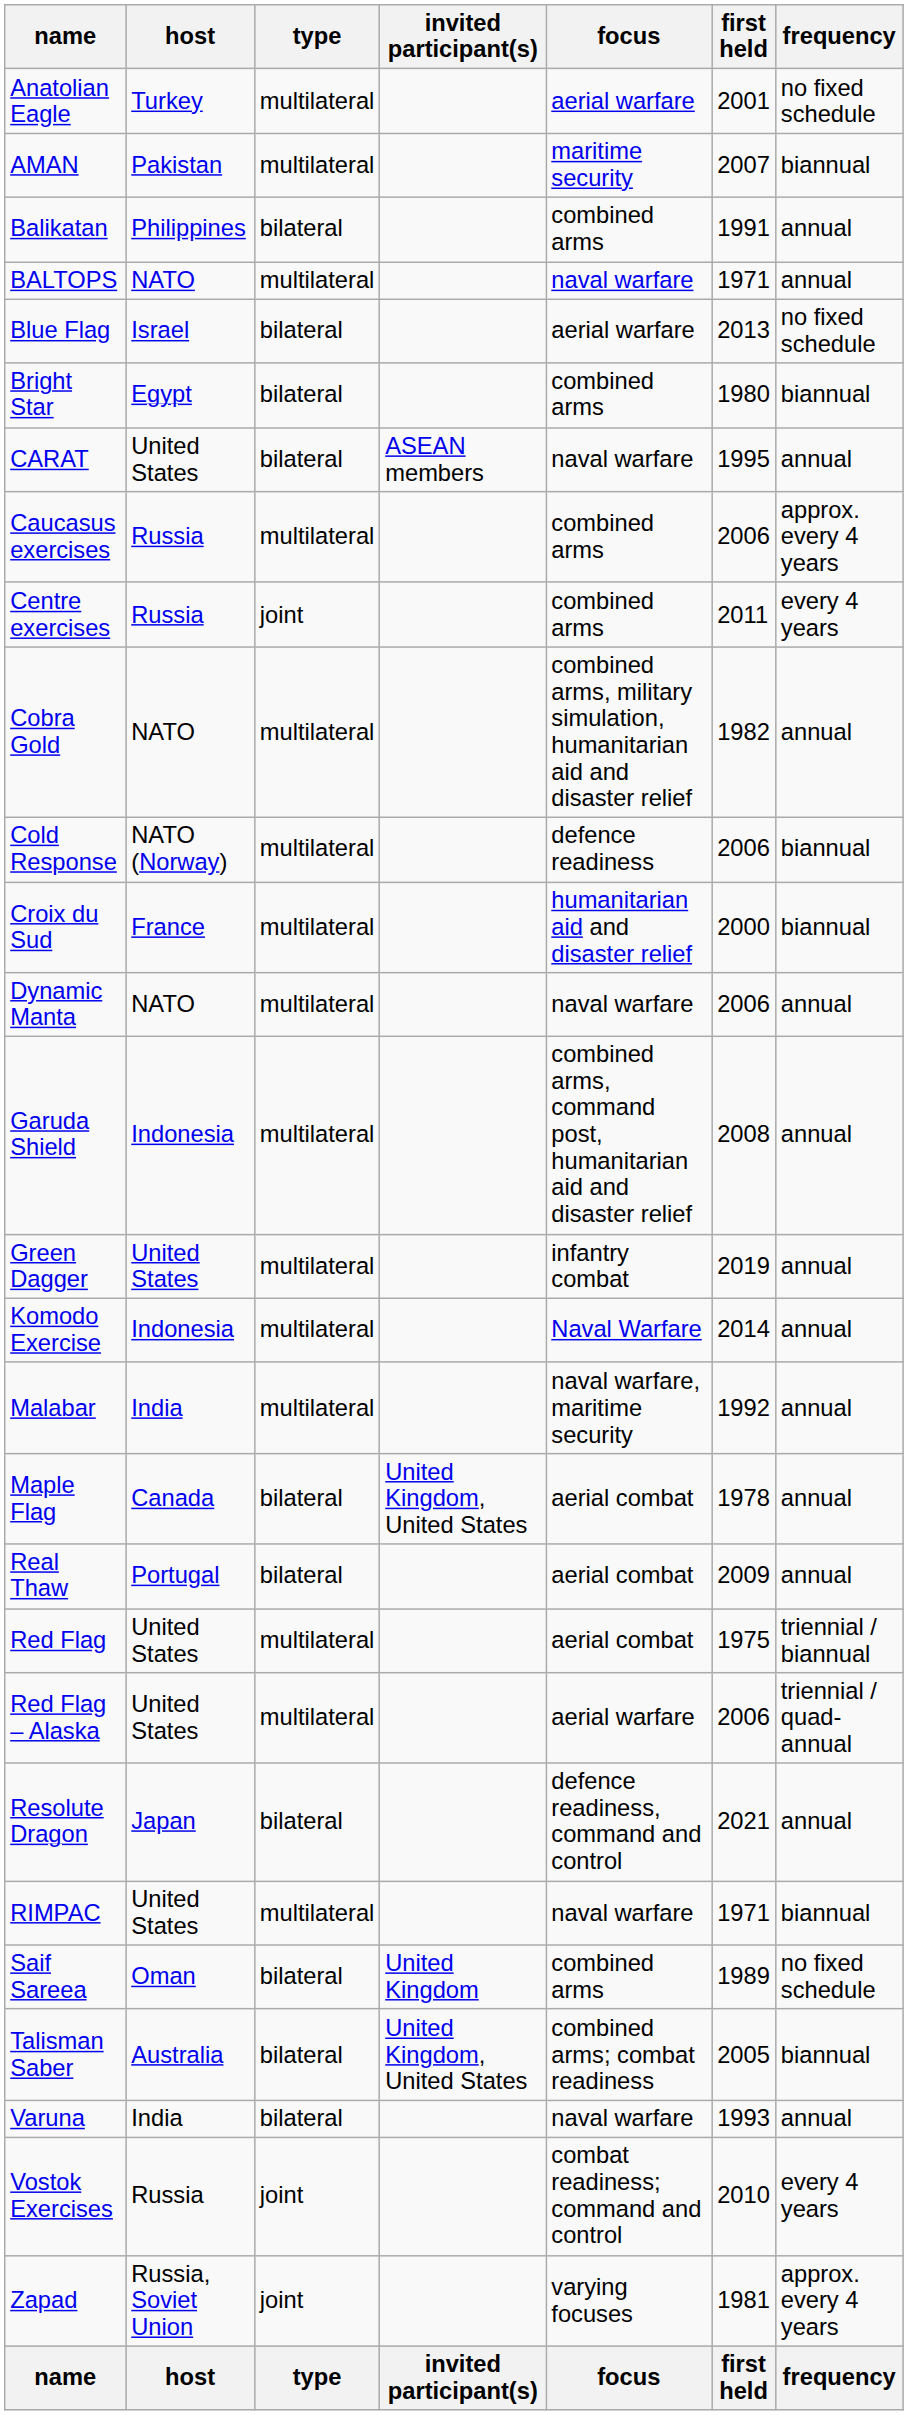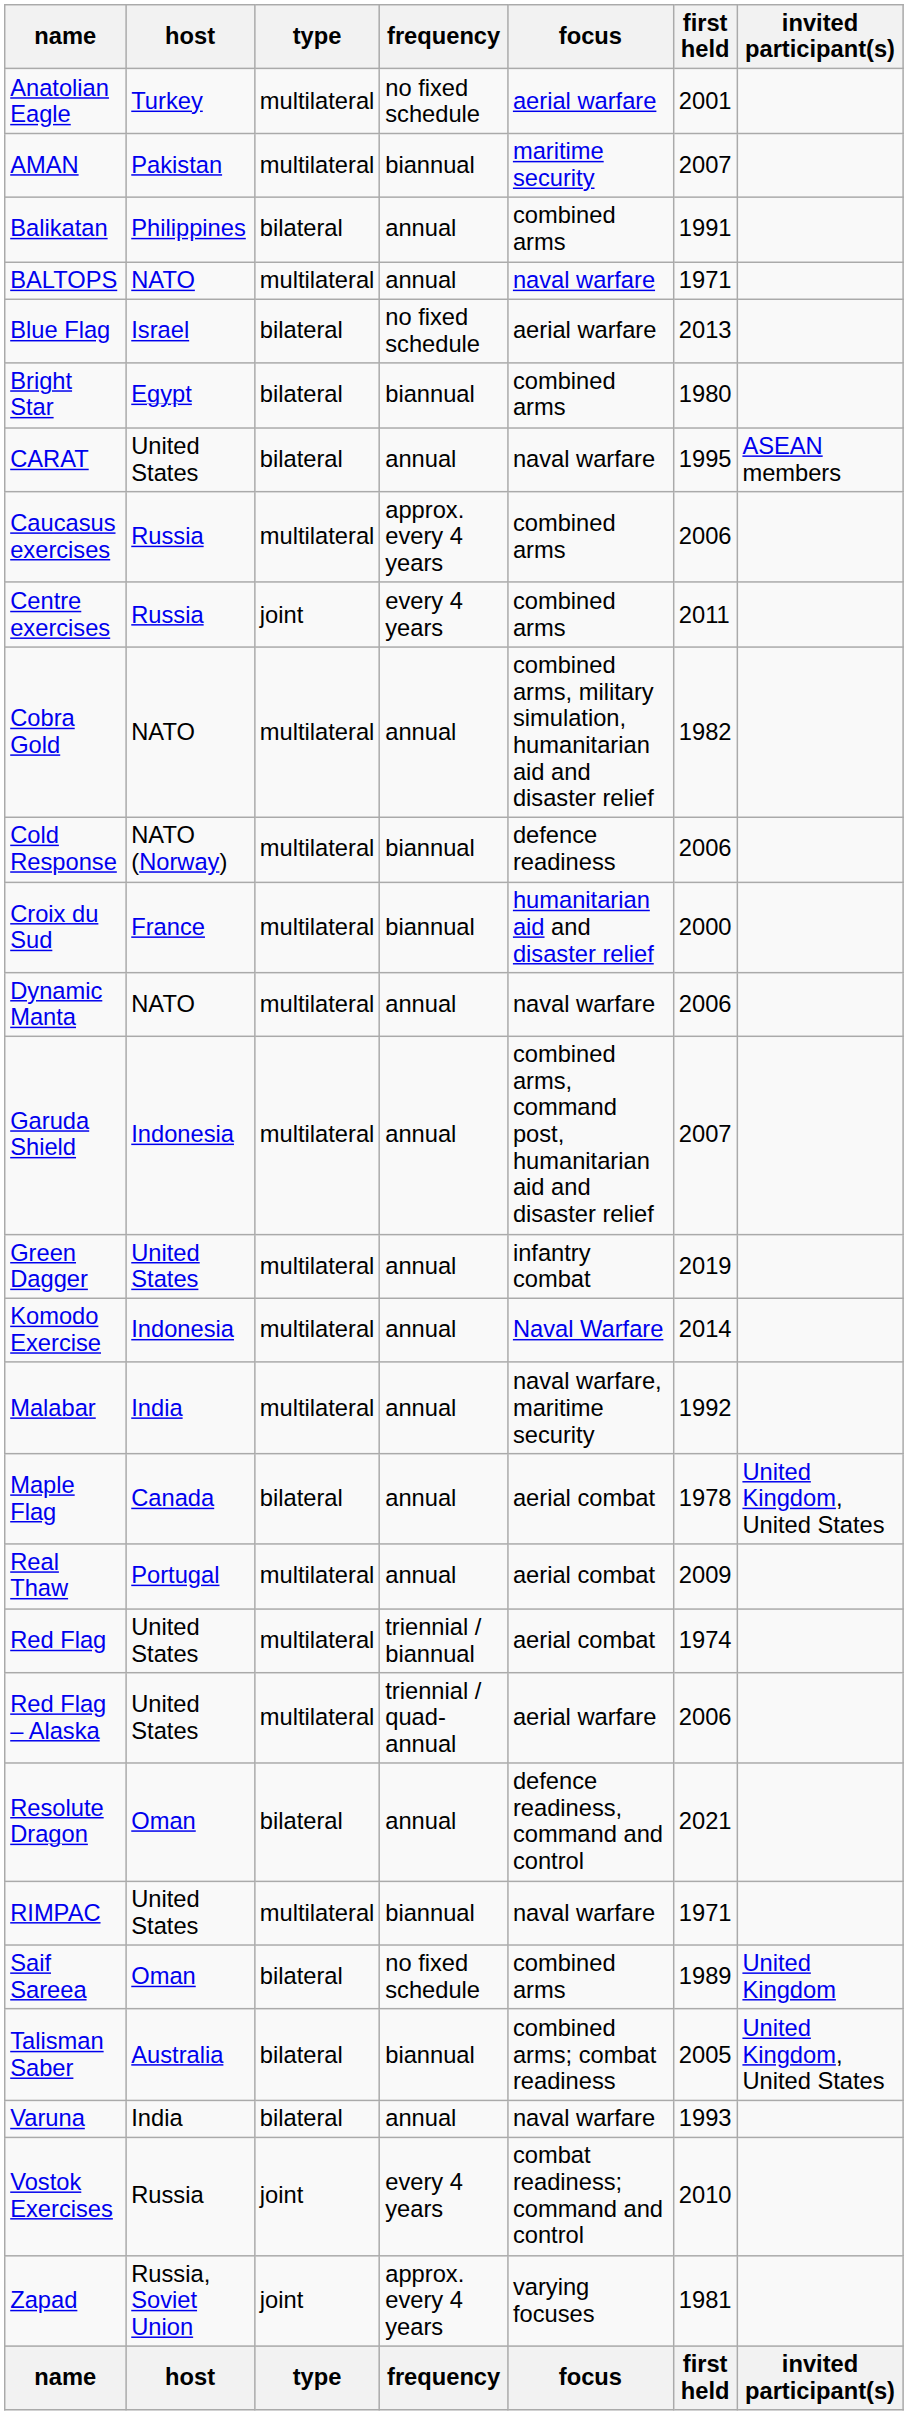columns swapped: (463, 36) <-> (839, 36)
(744, 1135) 2008 -> (705, 1135) 2007
(301, 1575) bilateral -> (317, 1575) multilateral
(744, 1640) 1975 -> (705, 1640) 1974
(164, 1821) Japan -> (164, 1821) Oman
